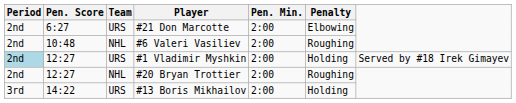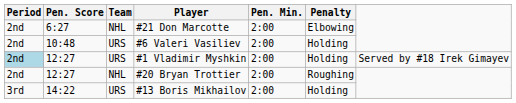(117, 28) URS -> (117, 28) NHL
(117, 44) NHL -> (117, 44) URS
(331, 44) Roughing -> (328, 44) Holding
